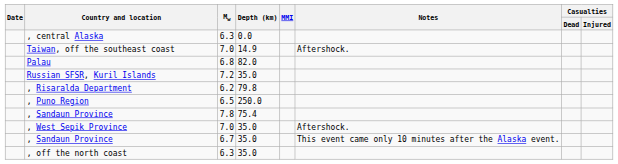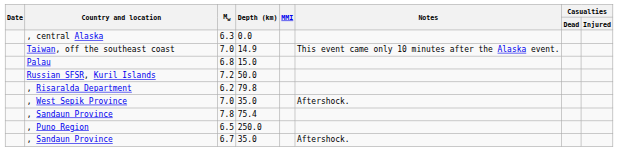(323, 50) Aftershock. -> (428, 50) This event came only 10 minutes after the Alaska event.
(247, 62) 82.0 -> (247, 62) 15.0
(247, 75) 35.0 -> (247, 75) 50.0
rows swapped: (58, 101) <-> (77, 127)
(428, 140) This event came only 10 minutes after the Alaska event. -> (323, 140) Aftershock.
- row: (77, 153)
